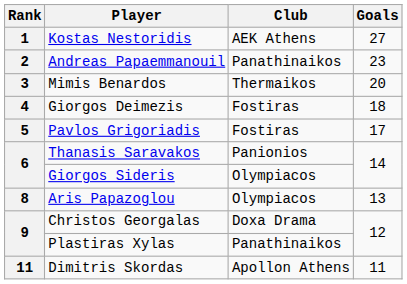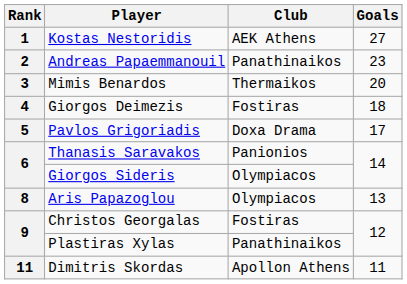(266, 130) Fostiras -> (274, 130) Doxa Drama
(274, 222) Doxa Drama -> (266, 222) Fostiras
